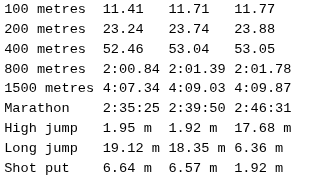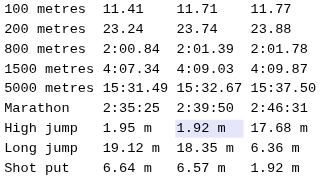- row: (45, 49)
+ row: (49, 89)
(193, 129) no background -> (201, 129) lavender background
